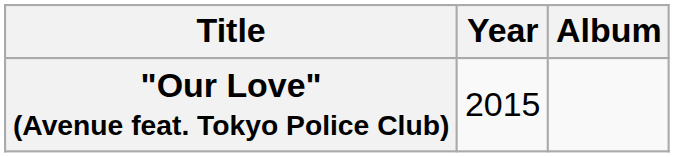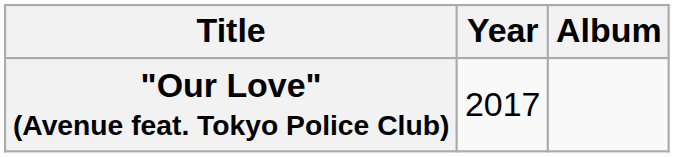(503, 104) 2015 -> (503, 104) 2017
